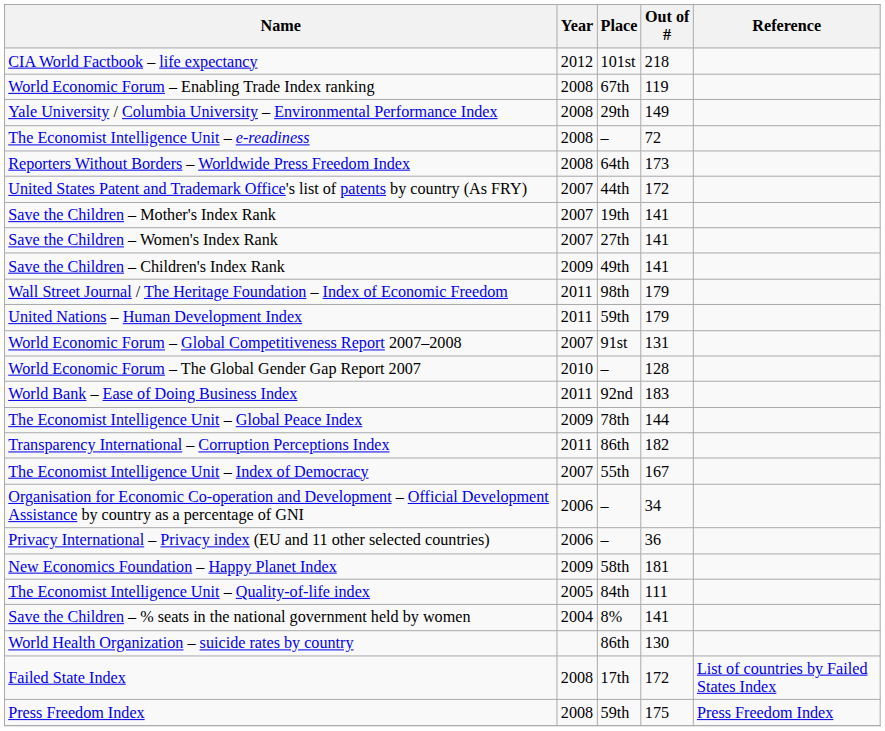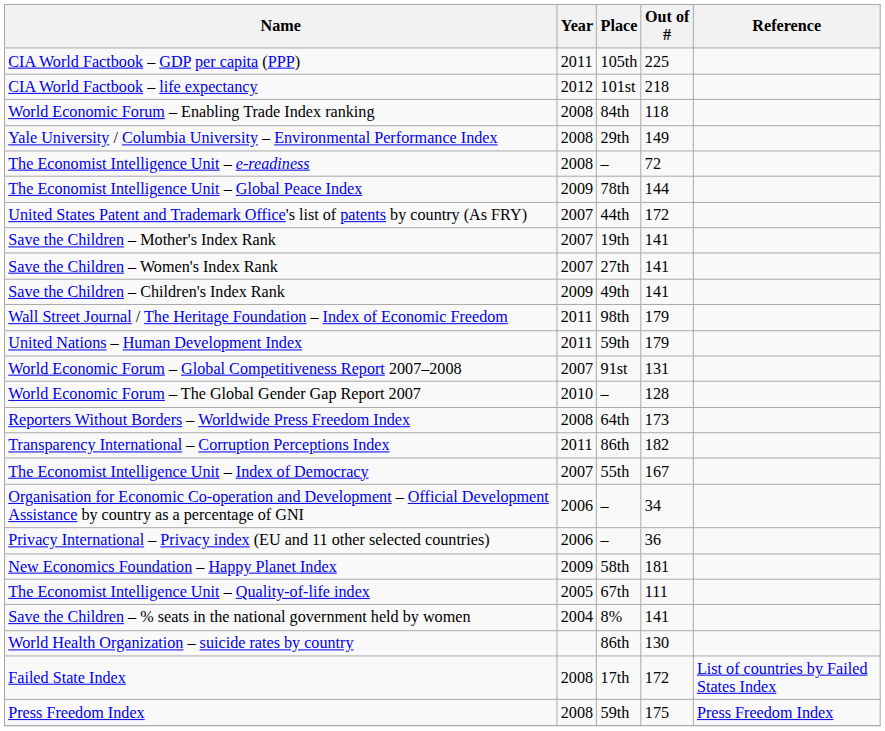+ row: (154, 61)
(615, 86) 67th -> (615, 112) 84th
(657, 86) 119 -> (657, 112) 118
rows swapped: (185, 419) <-> (209, 163)
- row: (153, 394)
(615, 591) 84th -> (615, 591) 67th
